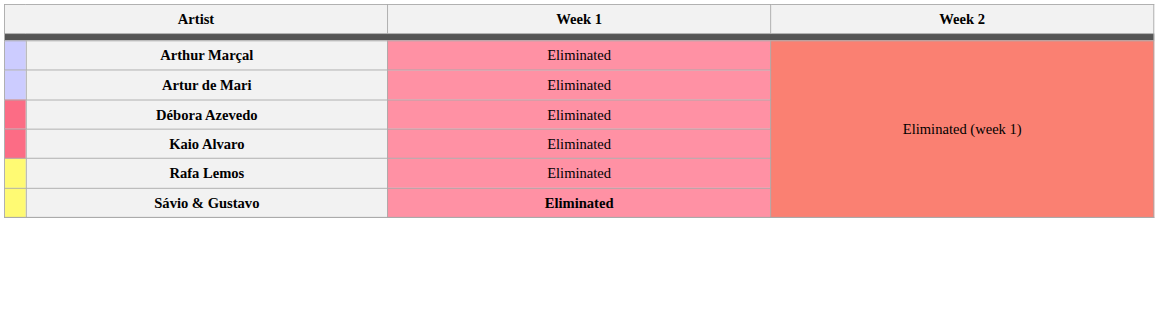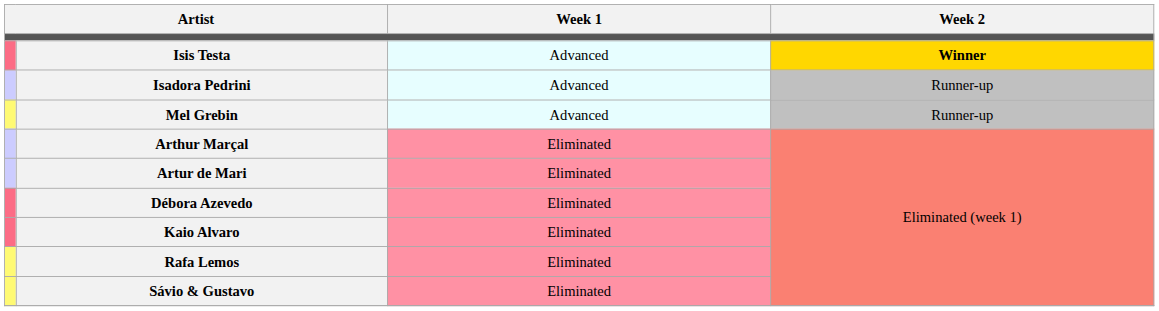+ row: (202, 55)
+ row: (202, 85)
+ row: (202, 114)
(579, 203) bold -> (579, 291) normal
